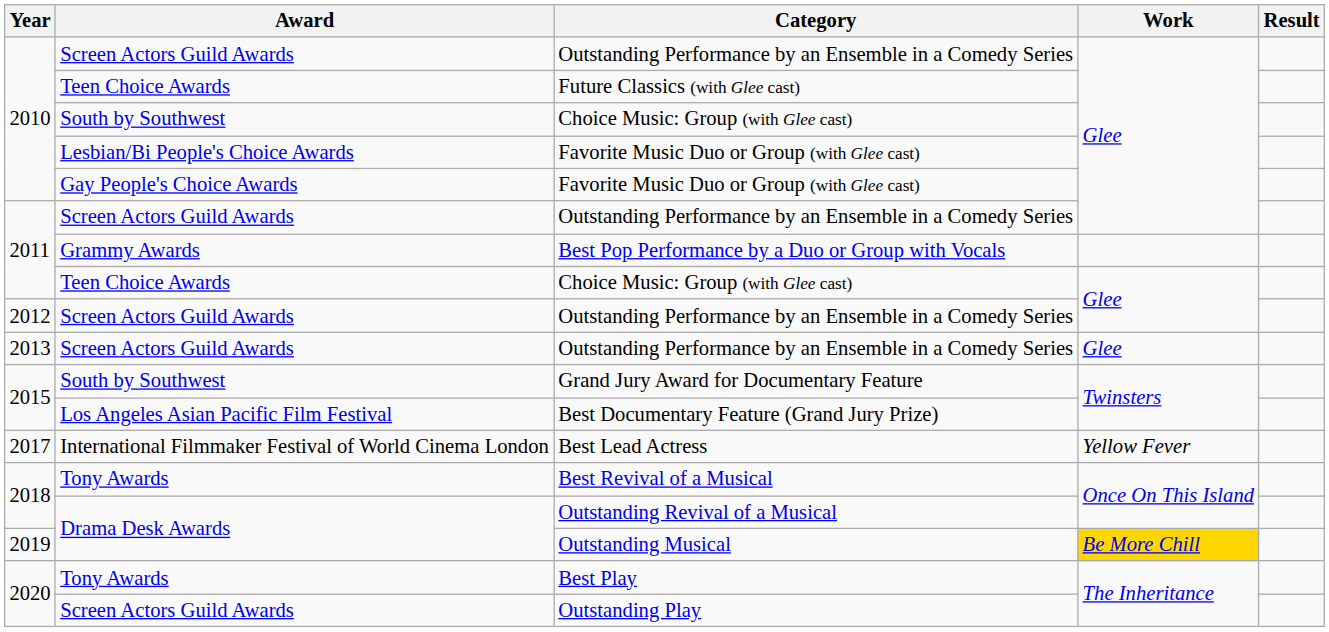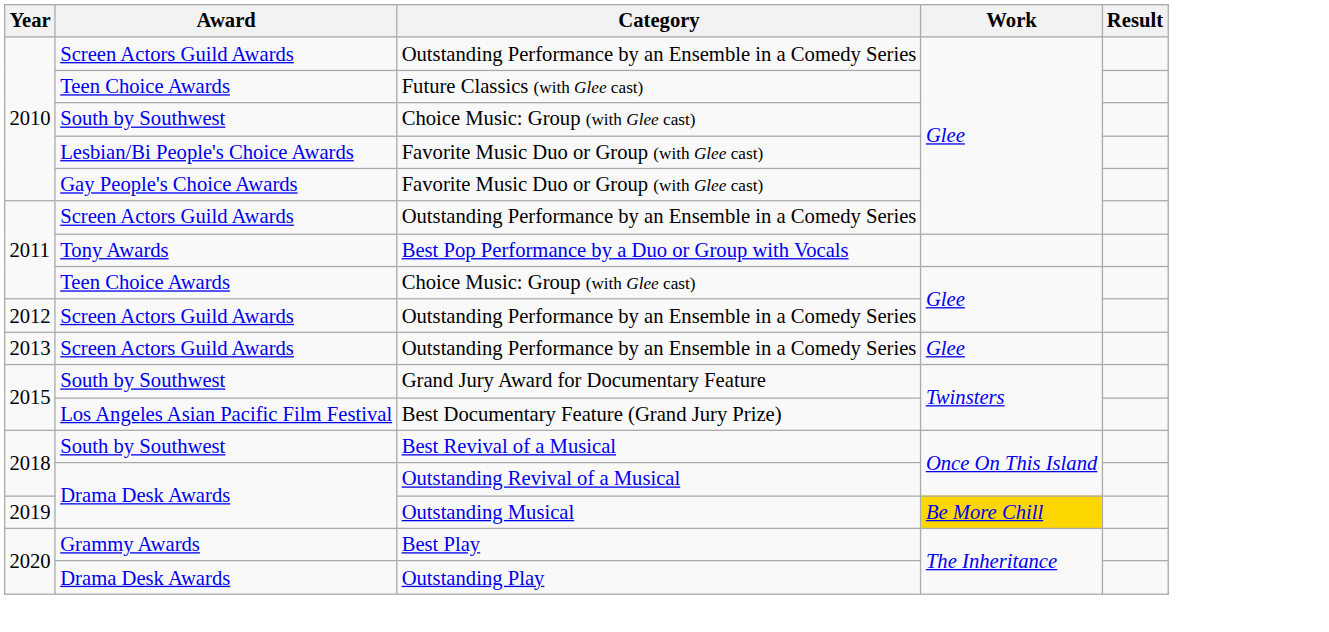(130, 250) Grammy Awards -> (114, 250) Tony Awards
- row: (30, 446)
(114, 479) Tony Awards -> (143, 446) South by Southwest
(114, 577) Tony Awards -> (130, 544) Grammy Awards
(177, 610) Screen Actors Guild Awards -> (145, 577) Drama Desk Awards
